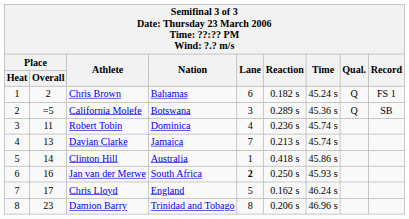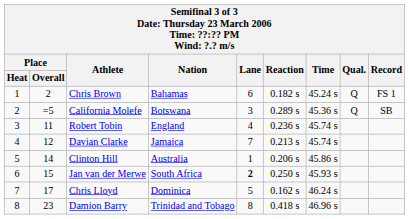(171, 126) Dominica -> (168, 126) England
(48, 142) 13 -> (48, 142) 12
(285, 158) 0.418 s -> (285, 158) 0.206 s
(48, 174) 16 -> (48, 174) 15
(168, 190) England -> (171, 190) Dominica
(285, 206) 0.206 s -> (285, 206) 0.418 s
